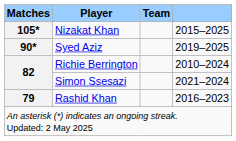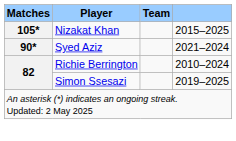(202, 47) 2019–2025 -> (202, 47) 2021–2024
(202, 81) 2021–2024 -> (202, 81) 2019–2025
- row: (86, 99)
